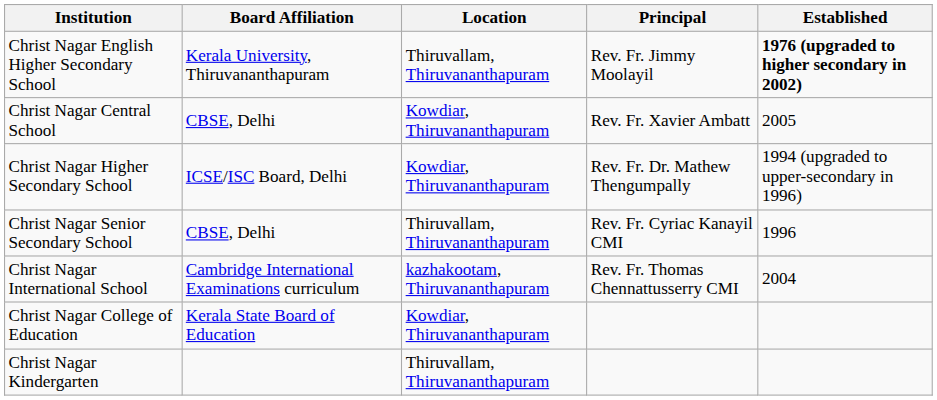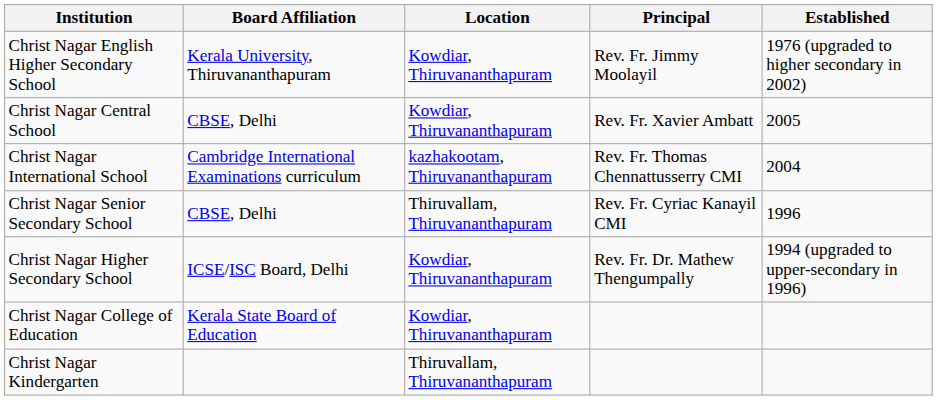(477, 64) Thiruvallam, Thiruvananthapuram -> (480, 64) Kowdiar, Thiruvananthapuram
(834, 64) bold -> (834, 64) normal
rows swapped: (78, 176) <-> (78, 279)
